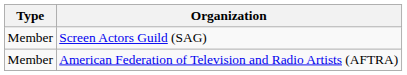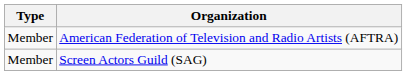rows swapped: (229, 60) <-> (133, 38)
